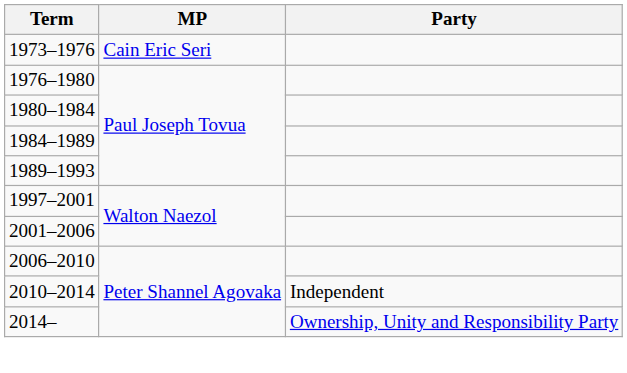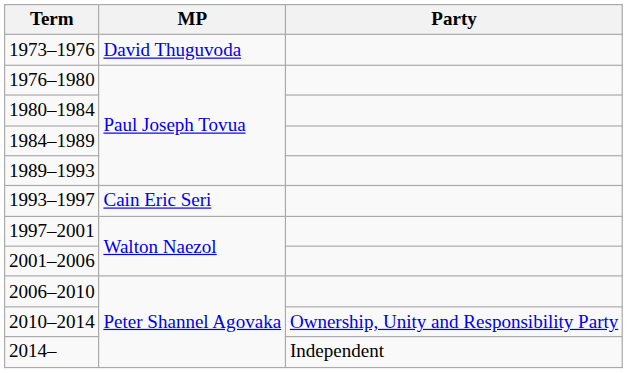(157, 49) Cain Eric Seri -> (172, 49) David Thuguvoda
+ row: (52, 200)
(337, 291) Independent -> (454, 321) Ownership, Unity and Responsibility Party
(454, 321) Ownership, Unity and Responsibility Party -> (337, 351) Independent
